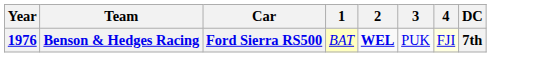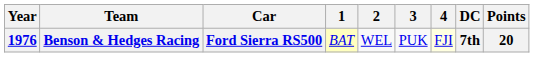+ column: (506, 16)
(378, 40) bold -> (376, 40) normal
